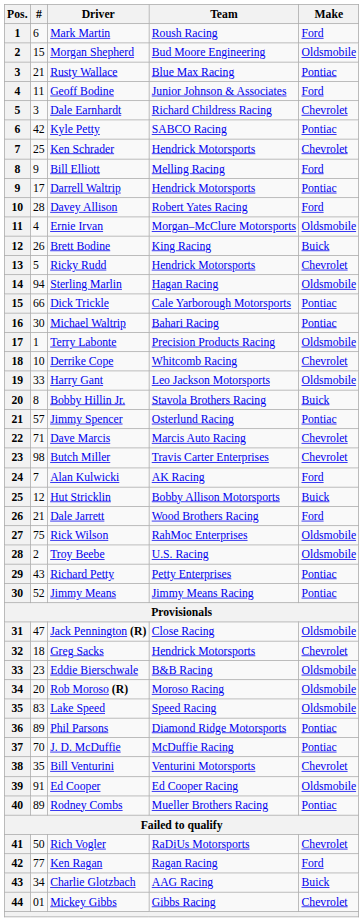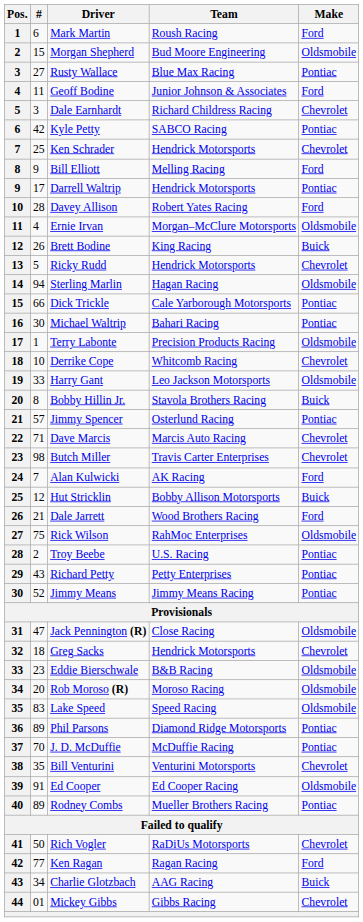(39, 72) 21 -> (39, 72) 27
(329, 554) Oldsmobile -> (319, 554) Pontiac
